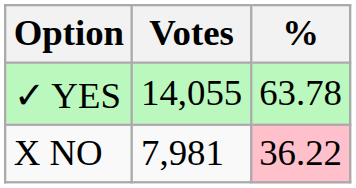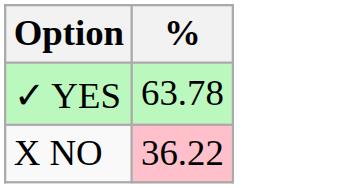- column: (192, 33)
